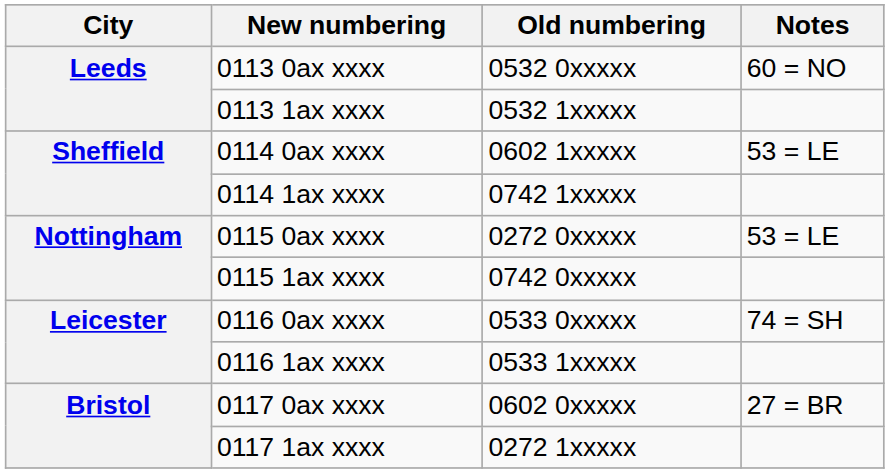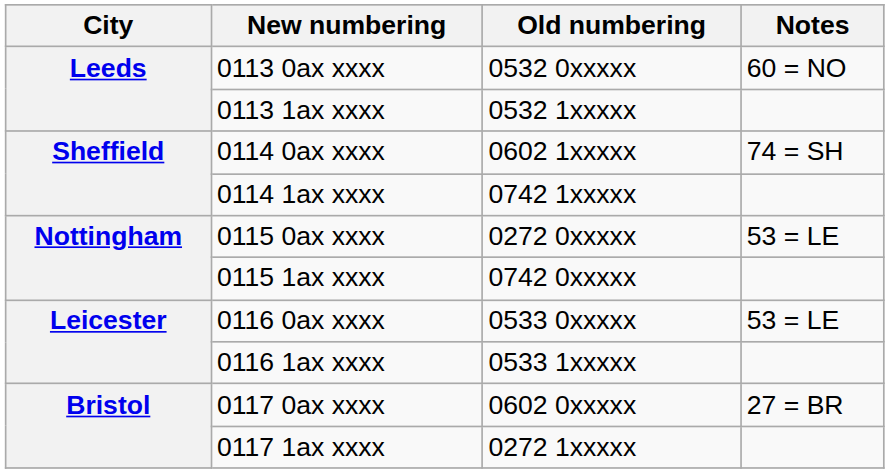(793, 151) 53 = LE -> (795, 151) 74 = SH
(795, 320) 74 = SH -> (793, 320) 53 = LE
